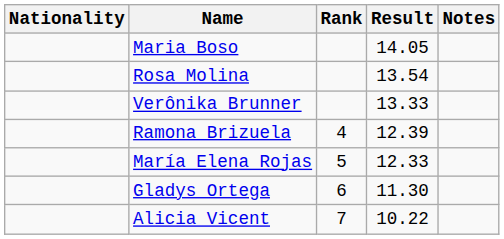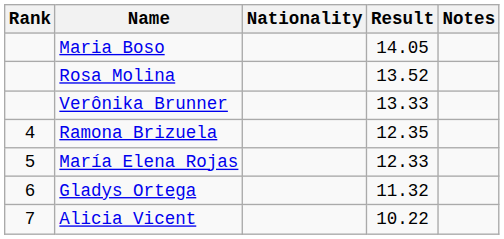columns swapped: (342, 19) <-> (67, 19)
(403, 76) 13.54 -> (403, 76) 13.52
(403, 133) 12.39 -> (403, 133) 12.35
(403, 191) 11.30 -> (403, 191) 11.32
